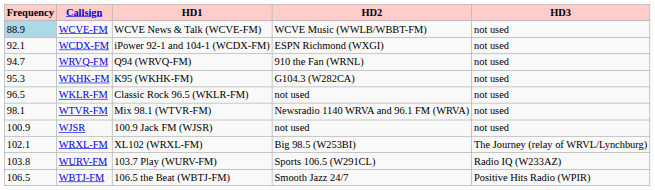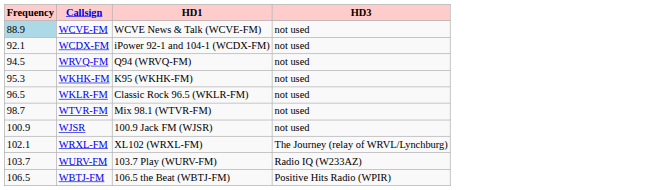- column: (372, 12)
(16, 62) 94.7 -> (16, 62) 94.5
(16, 111) 98.1 -> (16, 111) 98.7
(18, 161) 103.8 -> (18, 161) 103.7
